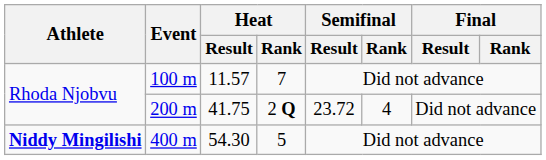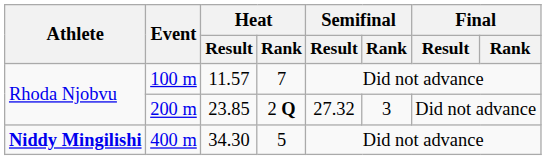(229, 109) 41.75 -> (229, 109) 23.85
(334, 109) 23.72 -> (334, 109) 27.32
(386, 109) 4 -> (386, 109) 3
(229, 140) 54.30 -> (229, 140) 34.30
